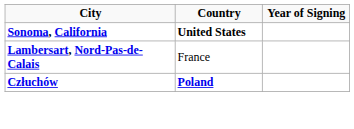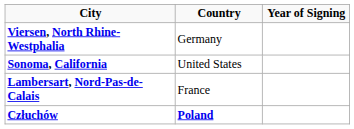+ row: (64, 38)
(212, 31) bold -> (210, 64) normal
